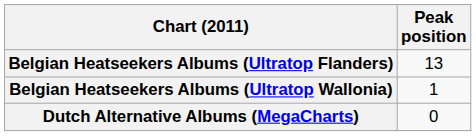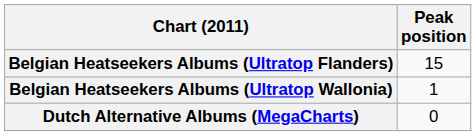(434, 63) 13 -> (434, 63) 15
